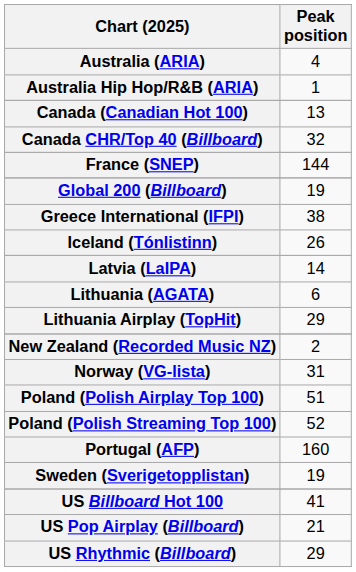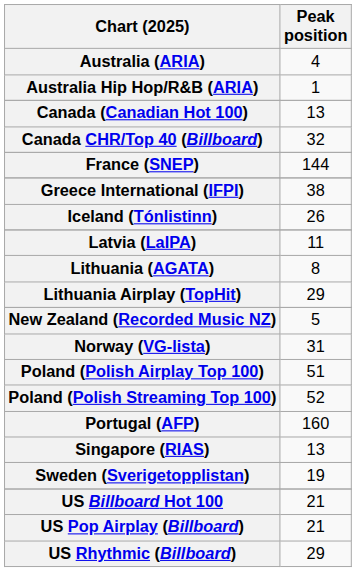- row: (142, 191)
(316, 268) 14 -> (316, 242) 11
(316, 294) 6 -> (316, 268) 8
(316, 346) 2 -> (316, 320) 5
+ row: (142, 449)
(316, 501) 41 -> (316, 501) 21
